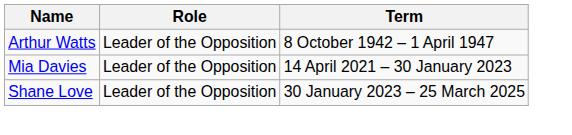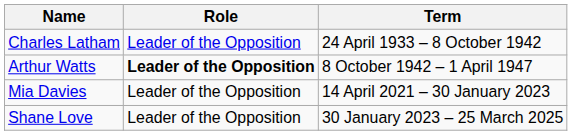+ row: (64, 42)
(190, 42) normal -> (221, 67) bold
